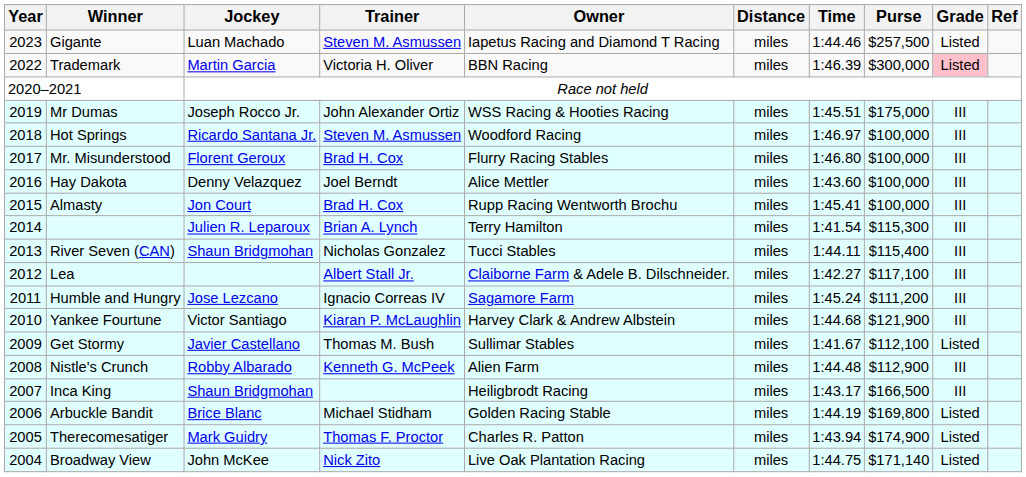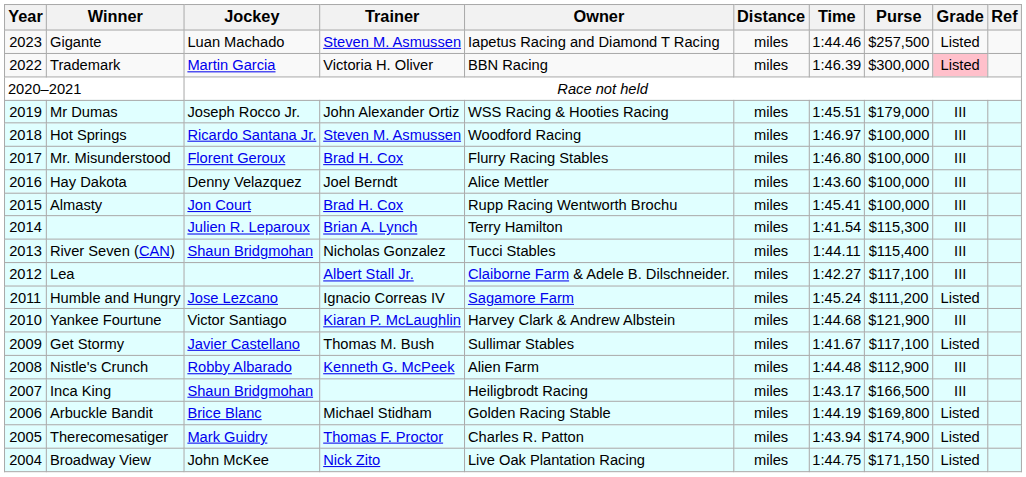(899, 112) $175,000 -> (899, 112) $179,000
(960, 297) III -> (960, 297) Listed
(899, 344) $112,100 -> (899, 344) $117,100
(899, 460) $171,140 -> (899, 460) $171,150
